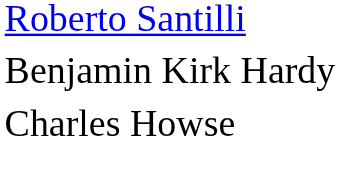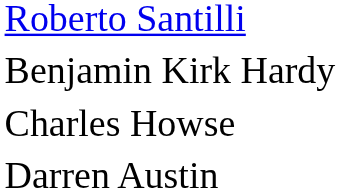+ row: (111, 175)
